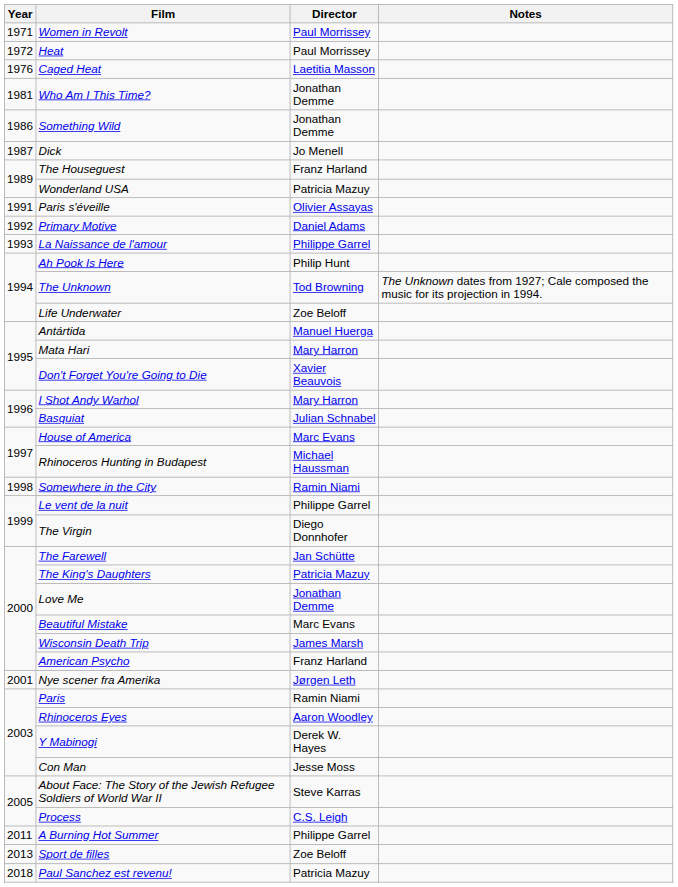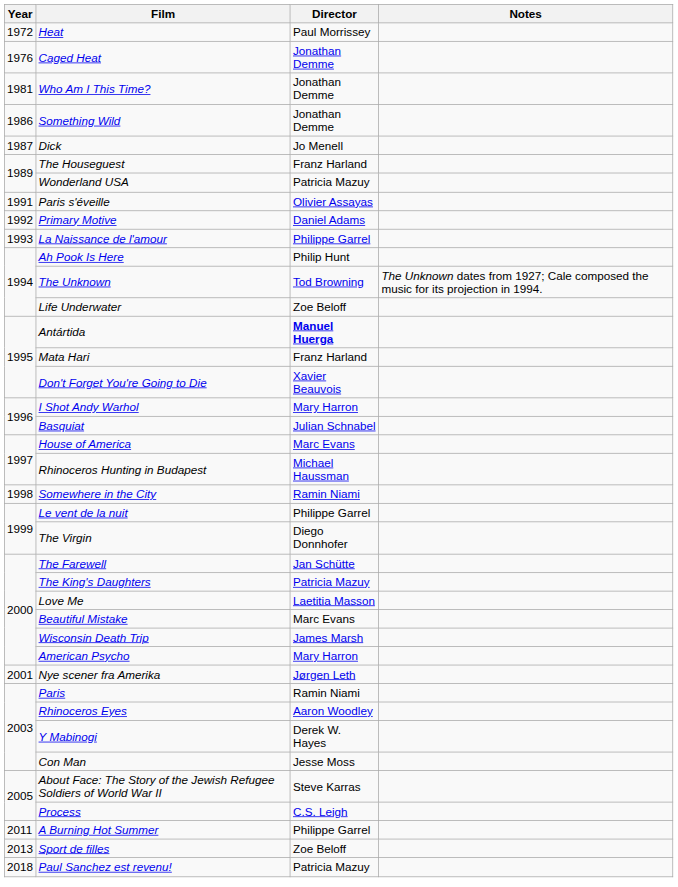- row: (83, 32)
(334, 69) Laetitia Masson -> (317, 57) Jonathan Demme
(333, 331) normal -> (313, 332) bold
(325, 350) Mary Harron -> (330, 357) Franz Harland
(317, 599) Jonathan Demme -> (334, 600) Laetitia Masson
(330, 661) Franz Harland -> (325, 656) Mary Harron
